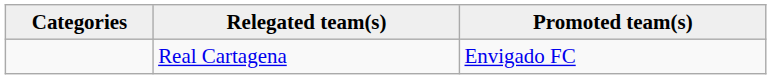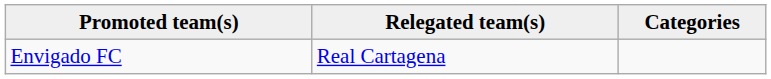columns swapped: (79, 21) <-> (613, 21)
